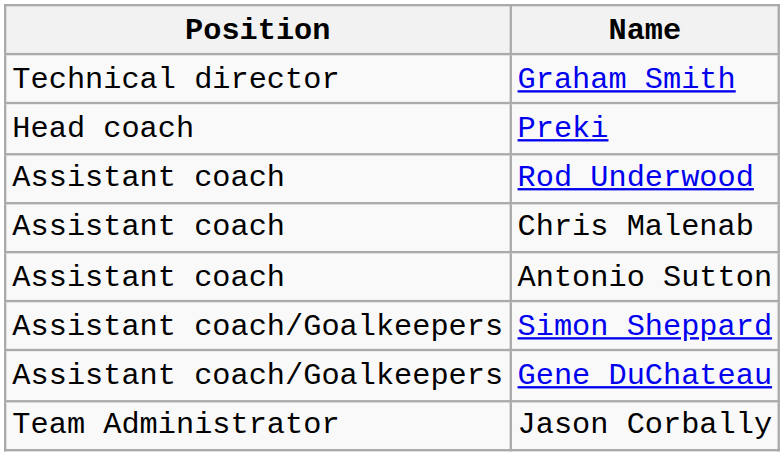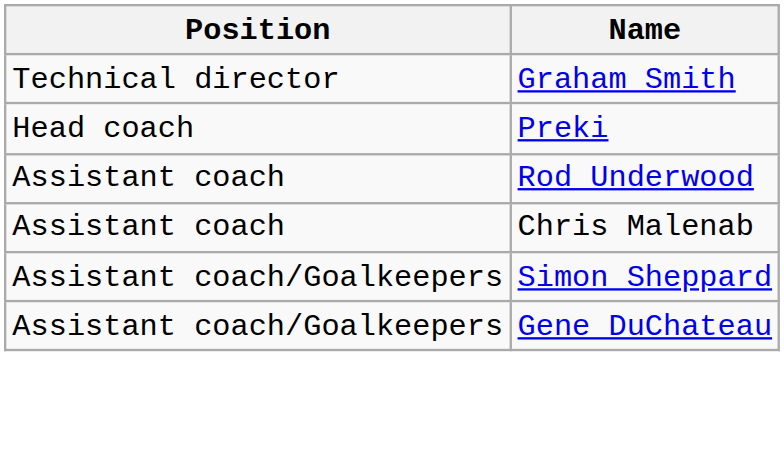- row: (645, 277)
- row: (645, 425)
